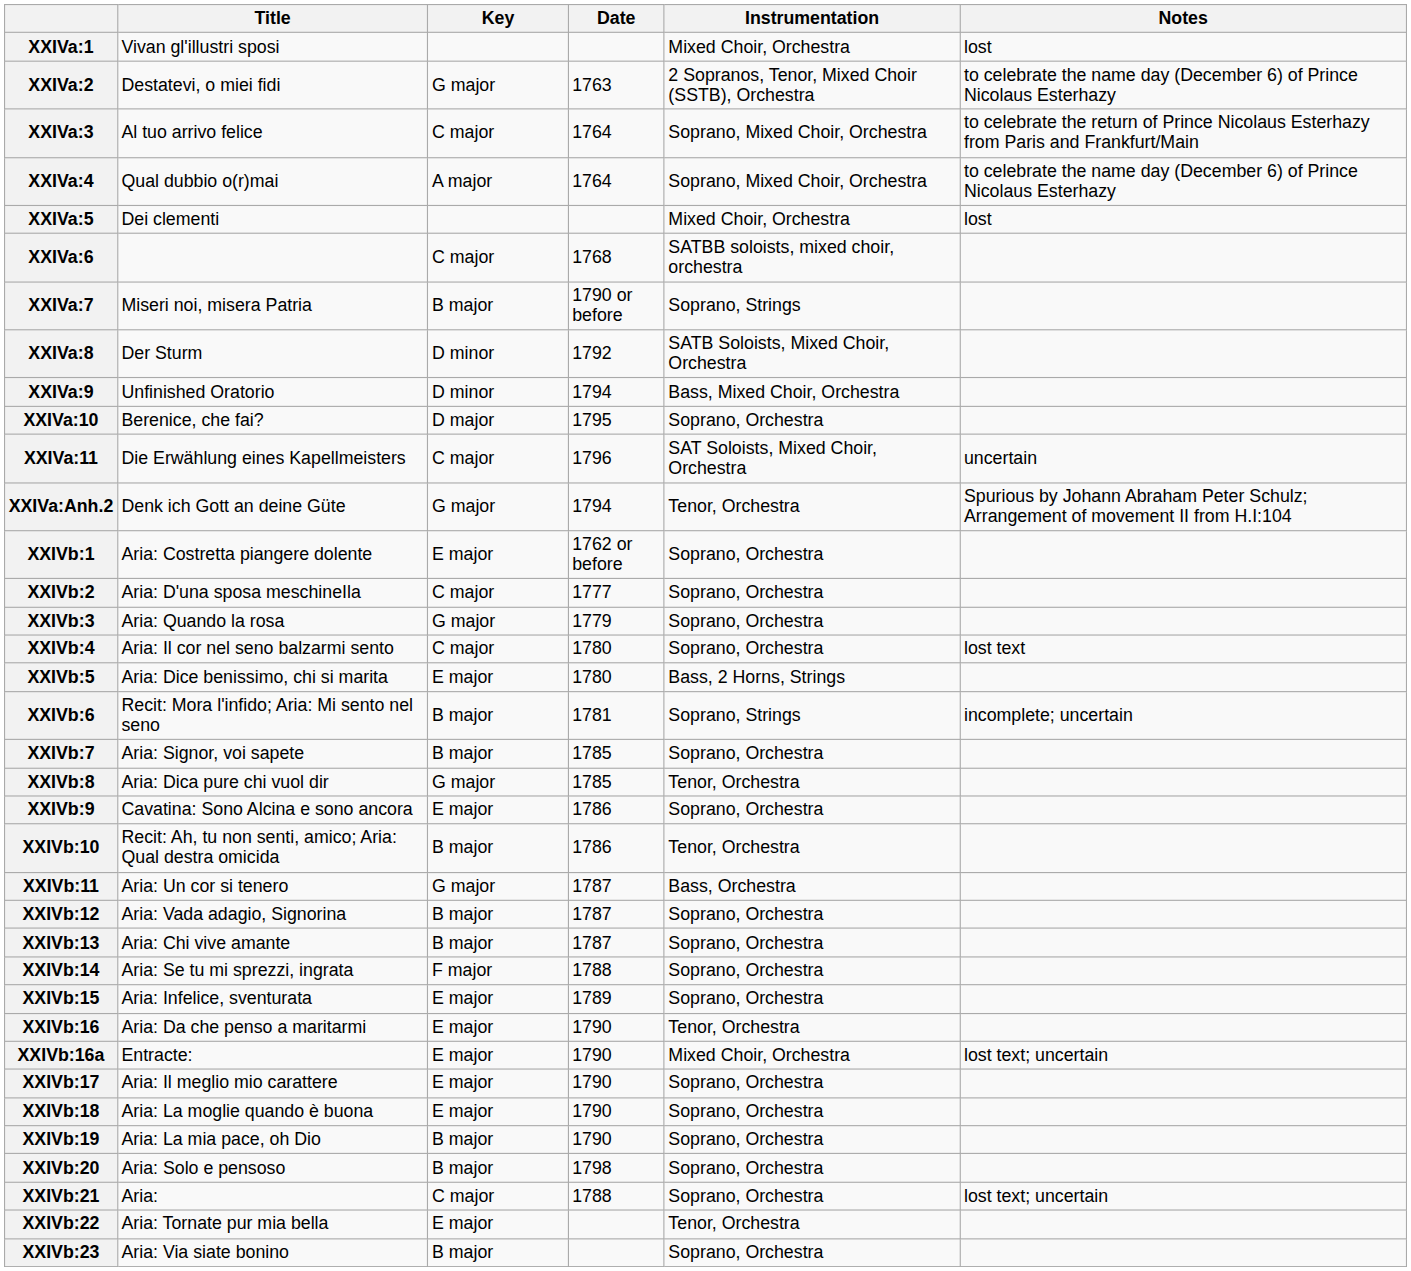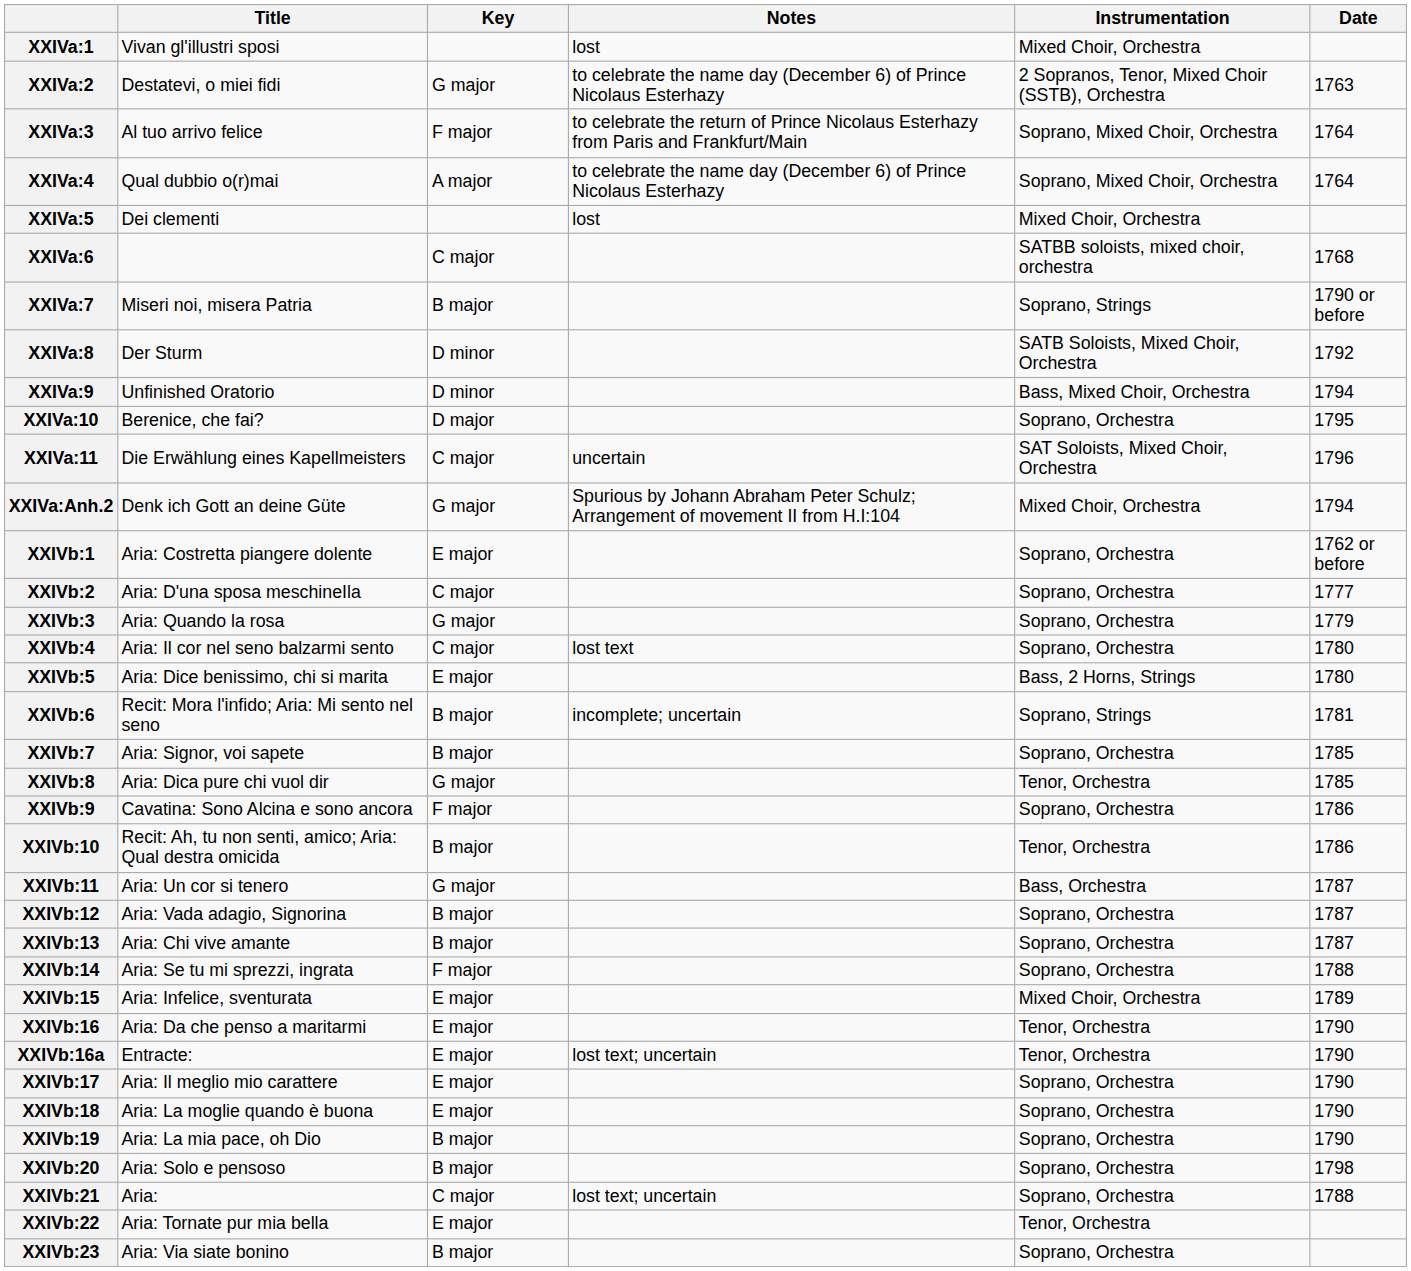columns swapped: (616, 18) <-> (1183, 18)
(463, 133) C major -> (462, 133) F major
(734, 506) Tenor, Orchestra -> (1110, 506) Mixed Choir, Orchestra
(463, 809) E major -> (462, 809) F major
(746, 998) Soprano, Orchestra -> (1110, 998) Mixed Choir, Orchestra
(759, 1055) Mixed Choir, Orchestra -> (1084, 1055) Tenor, Orchestra
